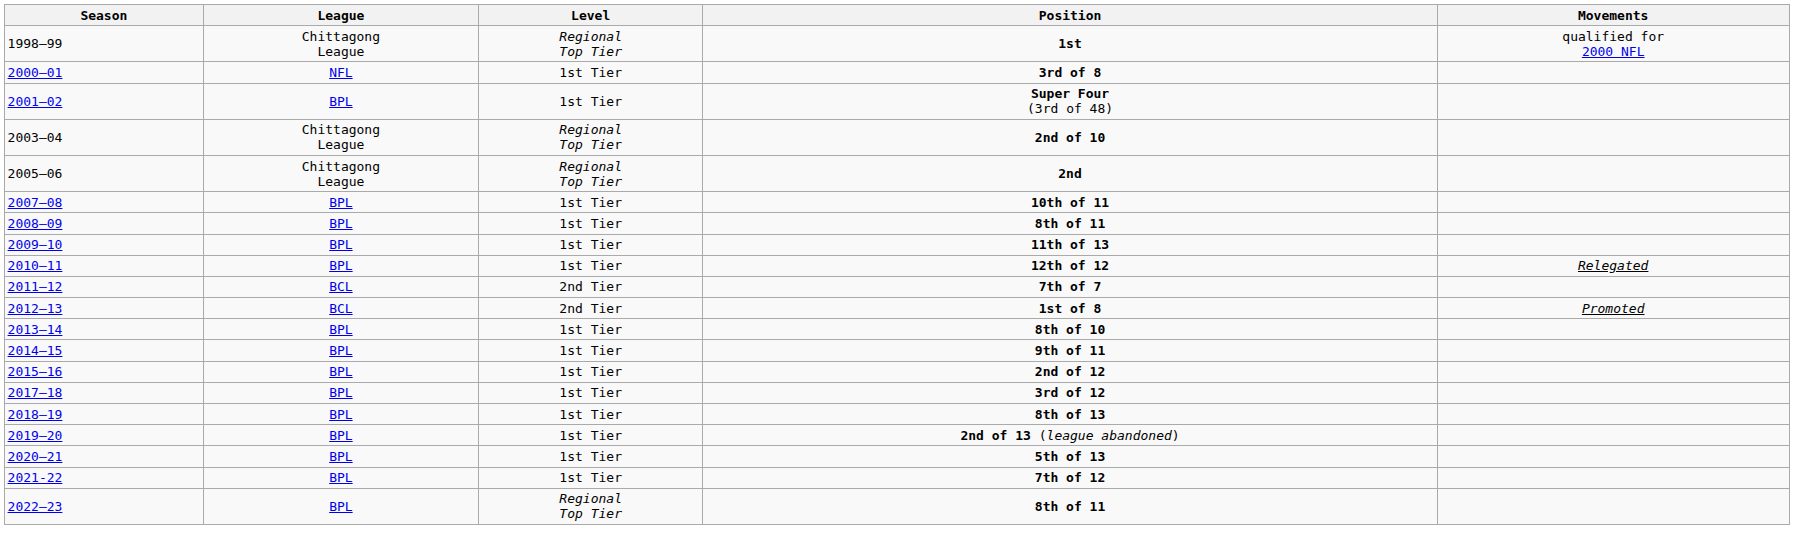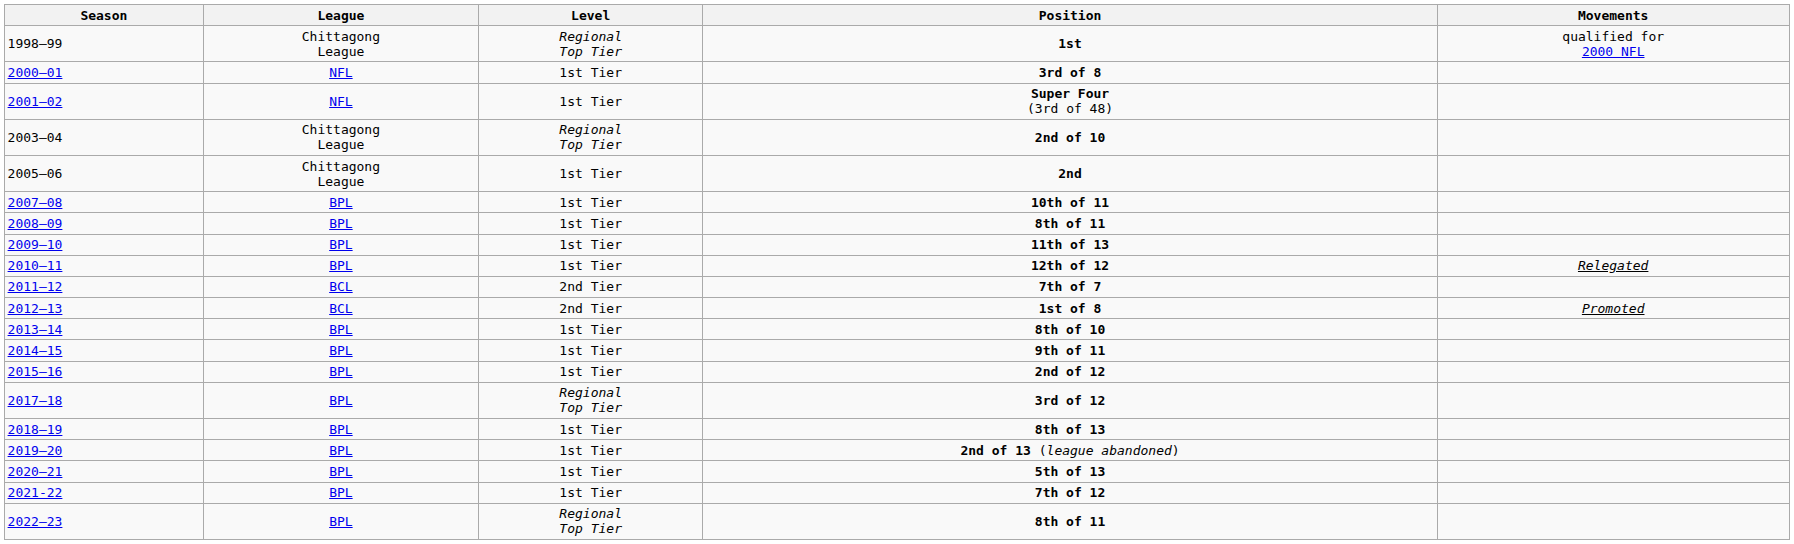(341, 101) BPL -> (341, 101) NFL
(591, 174) Regional Top Tier -> (591, 174) 1st Tier
(591, 393) 1st Tier -> (591, 400) Regional Top Tier
